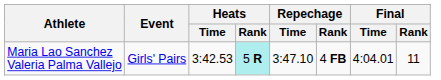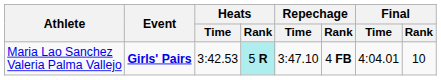(157, 59) normal -> (160, 59) bold
(413, 59) 11 -> (419, 59) 10
